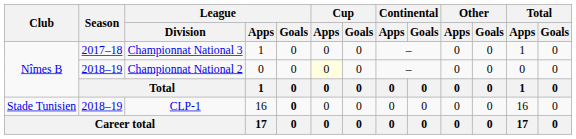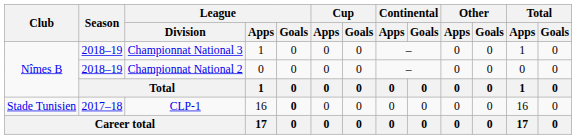(102, 50) 2017–18 -> (102, 50) 2018–19
(326, 69) lightyellow background -> (326, 69) no background
(102, 106) 2018–19 -> (102, 106) 2017–18
